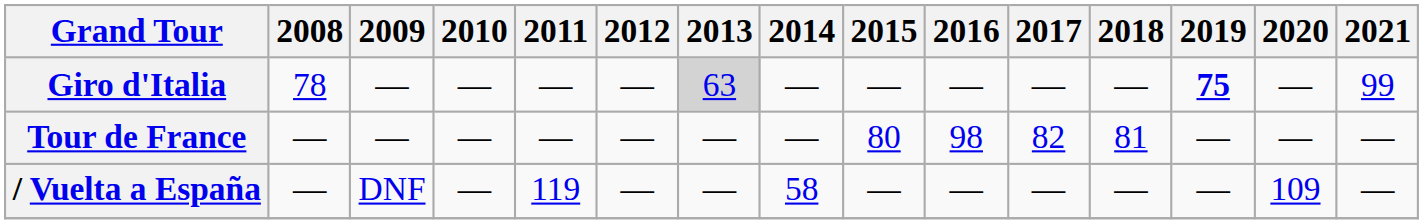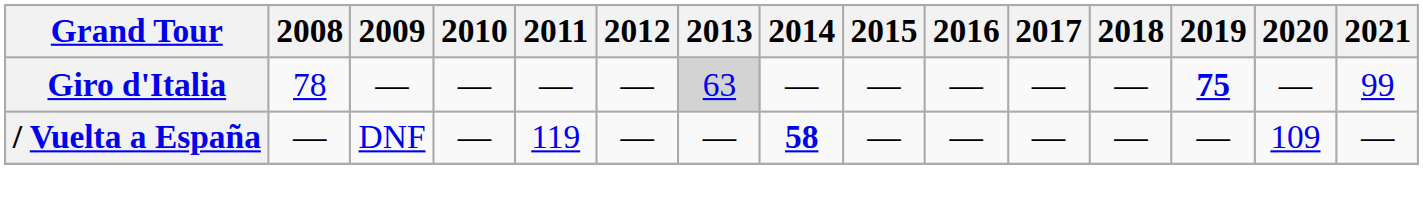- row: (137, 137)
(802, 190) normal -> (802, 137) bold
